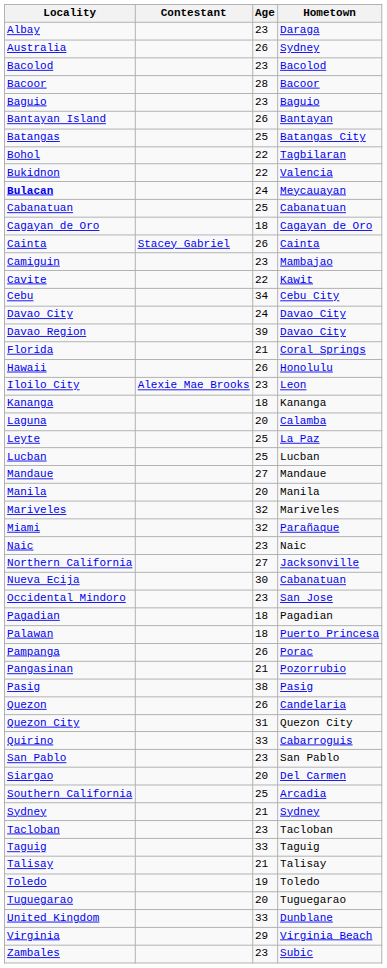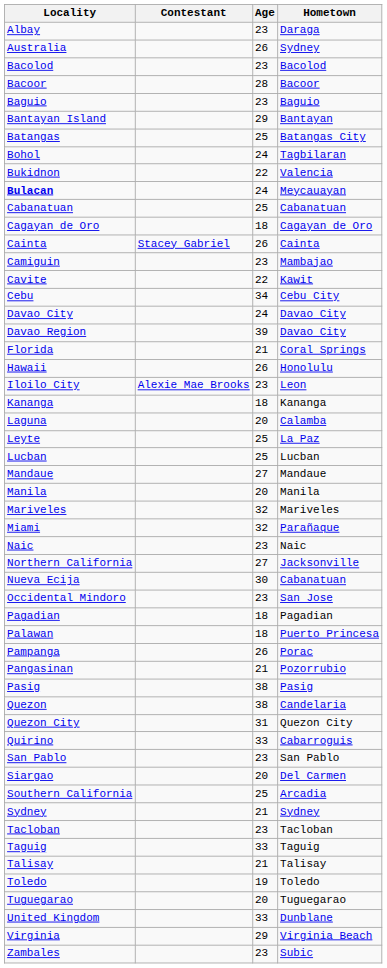(262, 120) 26 -> (262, 120) 29
(262, 156) 22 -> (262, 156) 24
(262, 706) 26 -> (262, 706) 38
